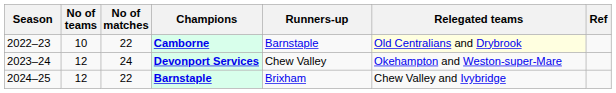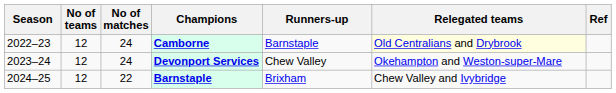(81, 43) 10 -> (81, 43) 12
(126, 43) 22 -> (126, 43) 24
